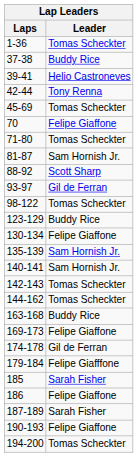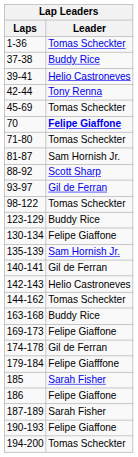(82, 124) normal -> (85, 124) bold
(84, 268) Sam Hornish Jr. -> (78, 268) Gil de Ferran
(87, 284) Tomas Scheckter -> (89, 284) Helio Castroneves
